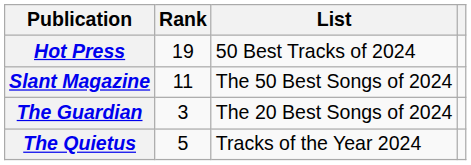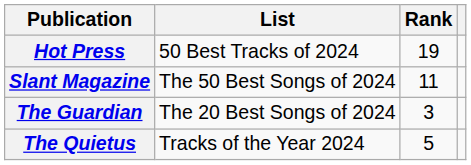columns swapped: (334, 19) <-> (183, 19)
